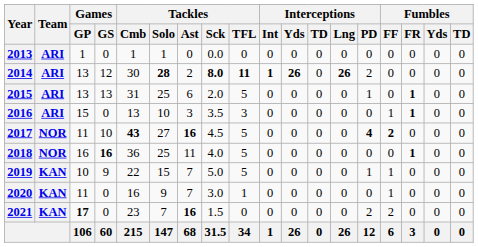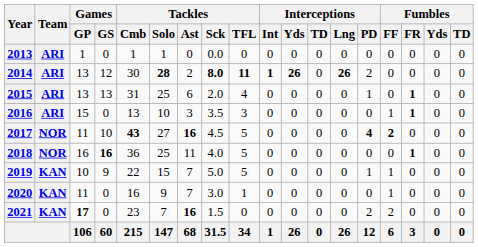(244, 93) 5 -> (244, 93) 4
